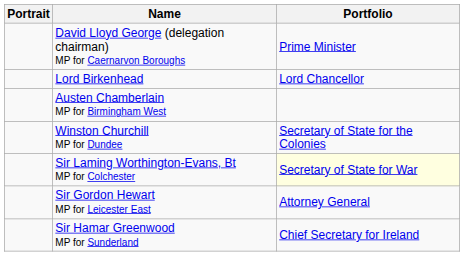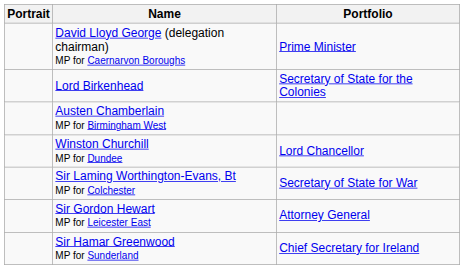(322, 79) Lord Chancellor -> (346, 85) Secretary of State for the Colonies
(346, 137) Secretary of State for the Colonies -> (322, 150) Lord Chancellor
(348, 169) lightyellow background -> (348, 183) no background
